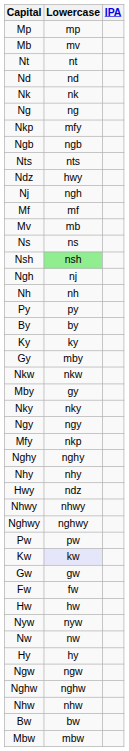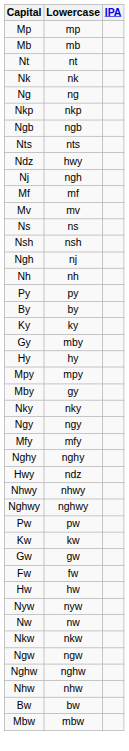(73, 45) mv -> (73, 45) mb
- row: (24, 78)
(73, 128) mfy -> (73, 111) nkp
(73, 227) mb -> (73, 210) mv
(73, 260) lightgreen background -> (73, 243) no background
rows swapped: (24, 656) <-> (24, 375)
+ row: (24, 375)
(73, 441) nkp -> (73, 441) mfy
- row: (24, 474)
(73, 557) lavender background -> (73, 540) no background
